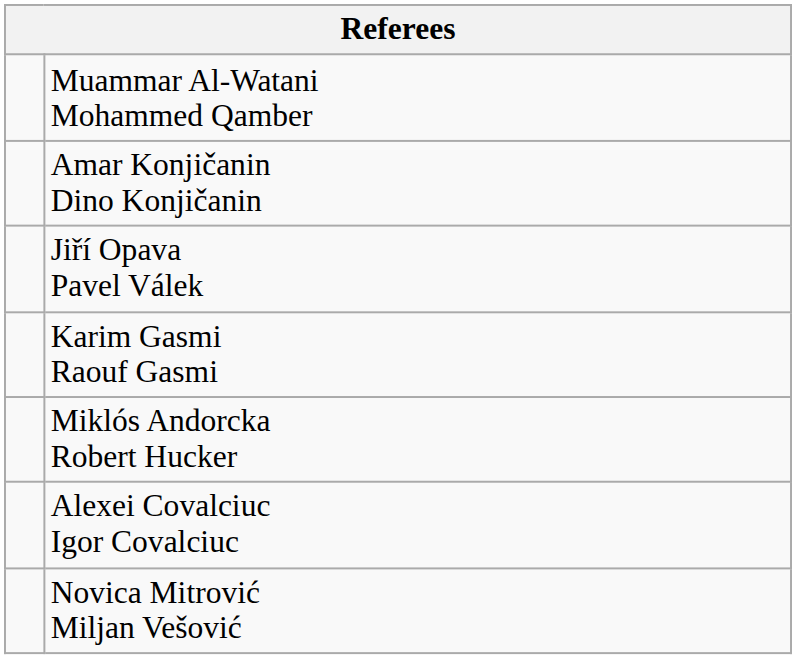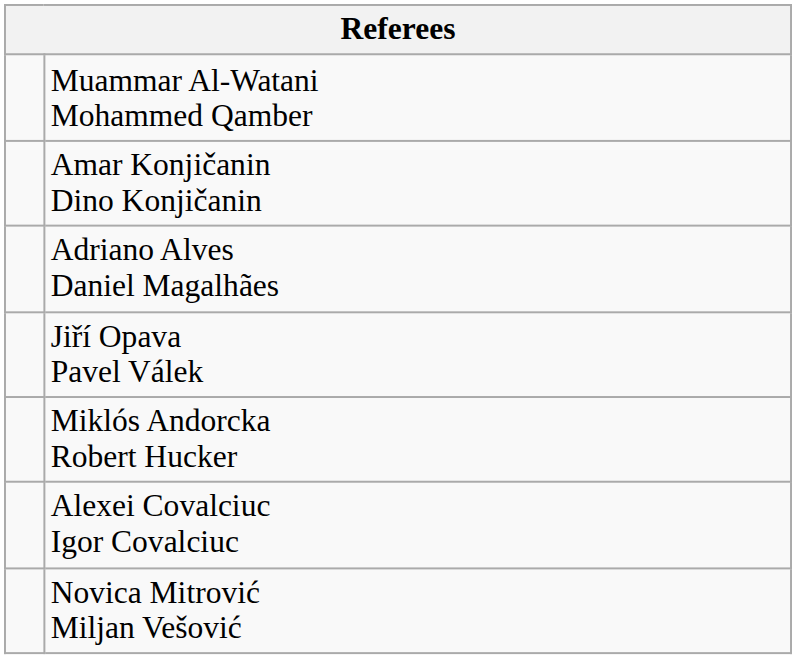+ row: (165, 268)
- row: (136, 353)
